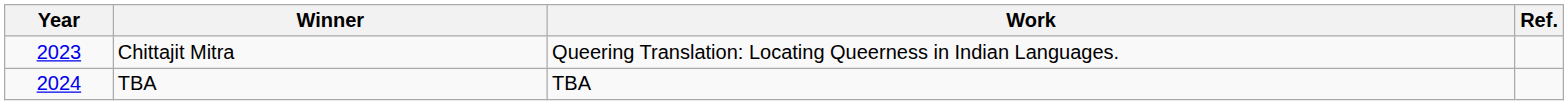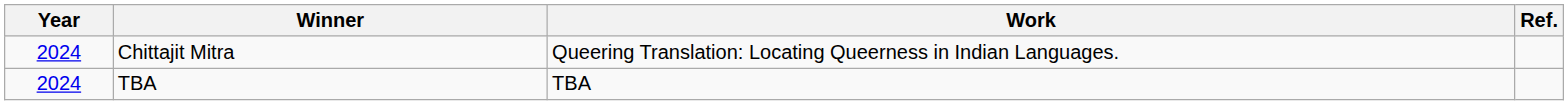(59, 52) 2023 -> (59, 52) 2024
